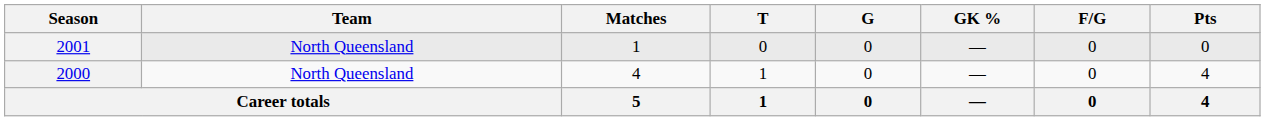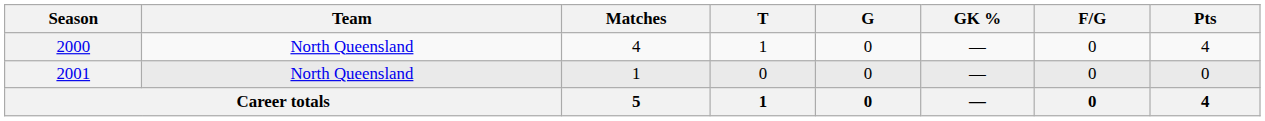rows swapped: (73, 74) <-> (73, 46)
